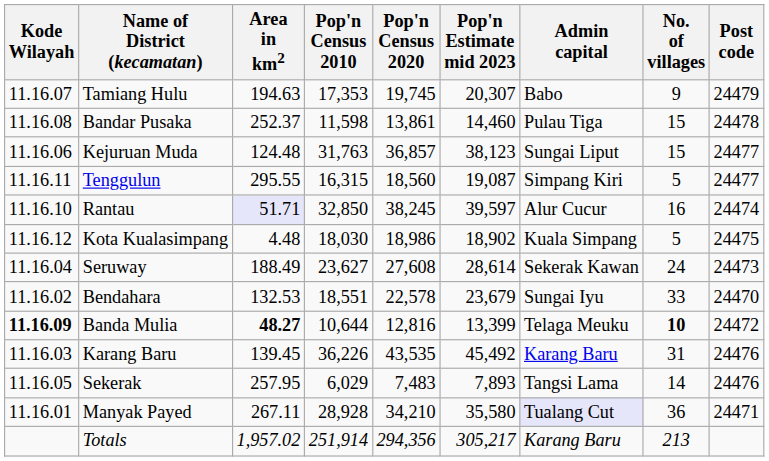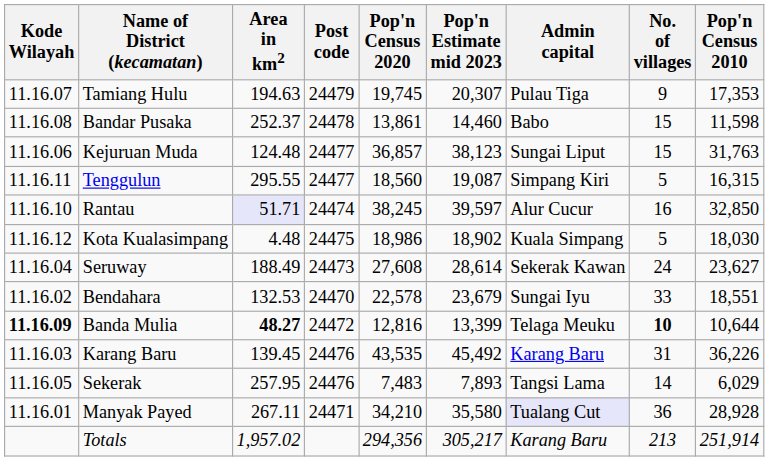columns swapped: (338, 41) <-> (736, 41)
(543, 93) Babo -> (550, 93) Pulau Tiga
(563, 122) Pulau Tiga -> (530, 122) Babo
